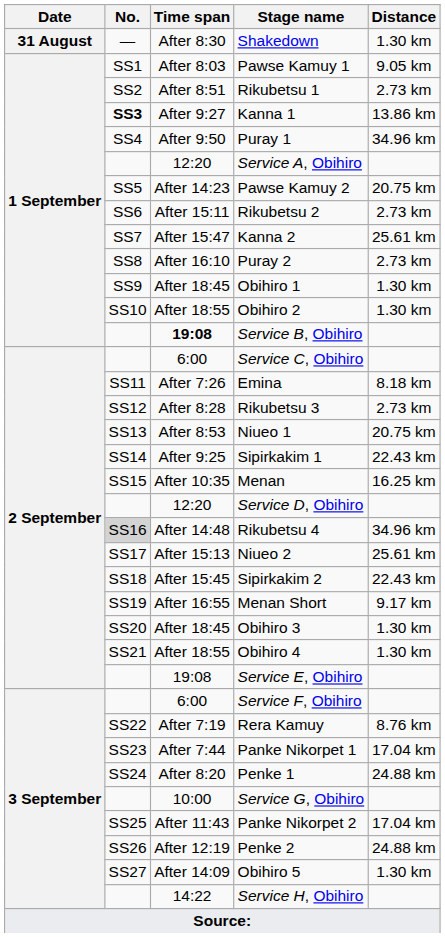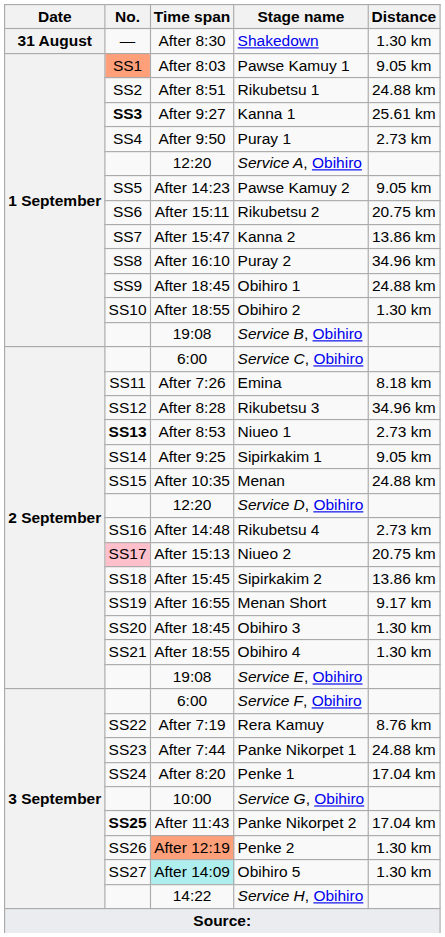(128, 65) no background -> (128, 65) lightsalmon background
(404, 90) 2.73 km -> (404, 90) 24.88 km
(404, 114) 13.86 km -> (404, 114) 25.61 km
(404, 139) 34.96 km -> (404, 139) 2.73 km
(404, 187) 20.75 km -> (404, 187) 9.05 km
(404, 212) 2.73 km -> (404, 212) 20.75 km
(404, 236) 25.61 km -> (404, 236) 13.86 km
(404, 261) 2.73 km -> (404, 261) 34.96 km
(404, 285) 1.30 km -> (404, 285) 24.88 km
(192, 334) bold -> (192, 334) normal
(404, 407) 2.73 km -> (404, 407) 34.96 km
(128, 432) normal -> (128, 432) bold
(404, 432) 20.75 km -> (404, 432) 2.73 km
(404, 456) 22.43 km -> (404, 456) 9.05 km
(404, 481) 16.25 km -> (404, 481) 24.88 km
(128, 530) lightgrey background -> (128, 530) no background
(404, 530) 34.96 km -> (404, 530) 2.73 km
(128, 554) no background -> (128, 554) pink background
(404, 554) 25.61 km -> (404, 554) 20.75 km
(404, 578) 22.43 km -> (404, 578) 13.86 km
(404, 750) 17.04 km -> (404, 750) 24.88 km
(404, 774) 24.88 km -> (404, 774) 17.04 km
(128, 823) normal -> (128, 823) bold
(192, 847) no background -> (192, 847) lightsalmon background
(404, 847) 24.88 km -> (404, 847) 1.30 km
(192, 872) no background -> (192, 872) paleturquoise background
